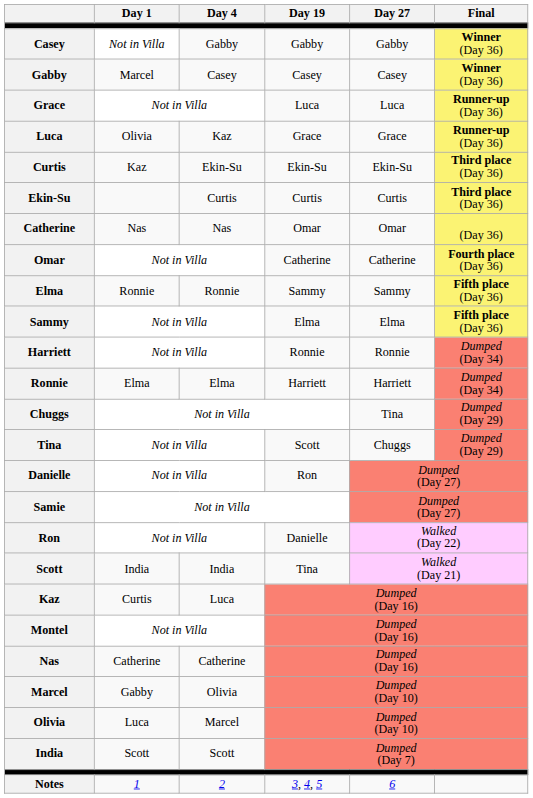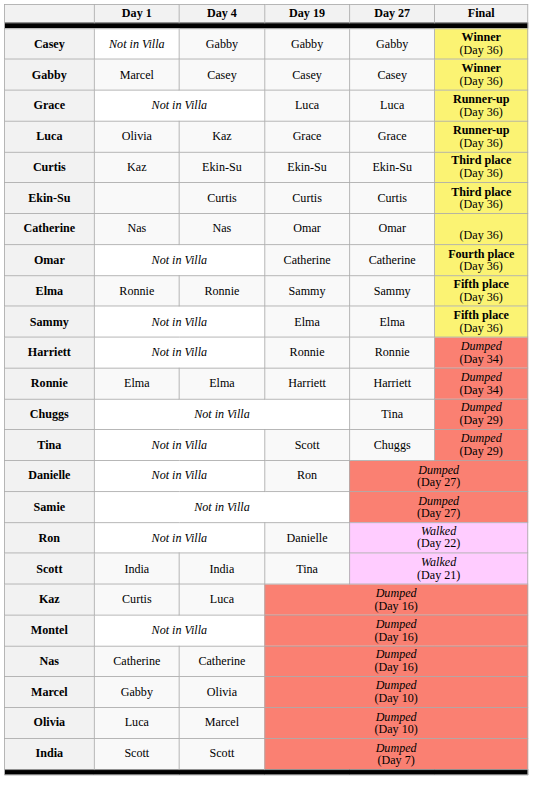- row: (49, 784)
